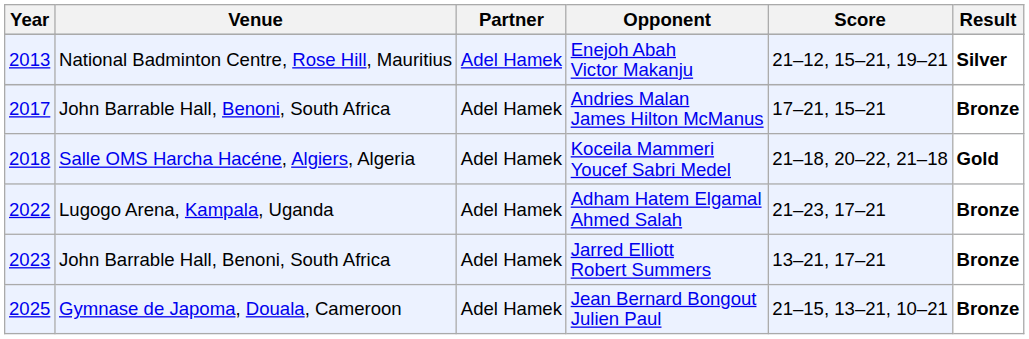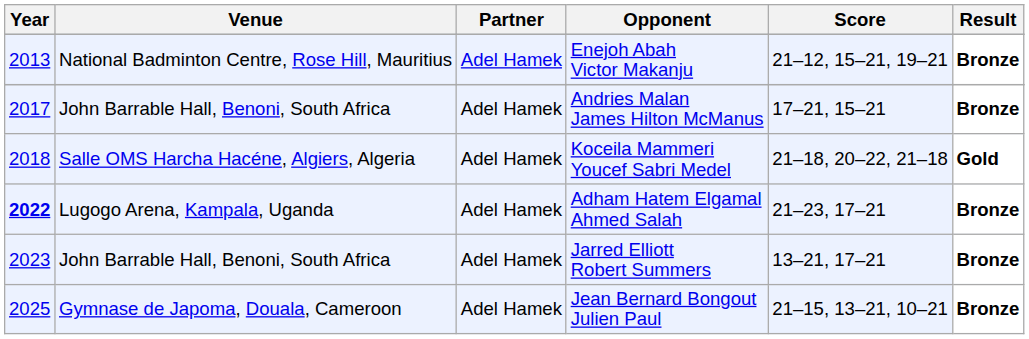(982, 59) Silver -> (988, 59) Bronze
(30, 209) normal -> (30, 209) bold
